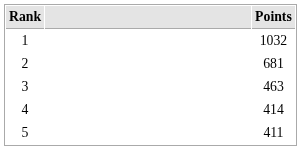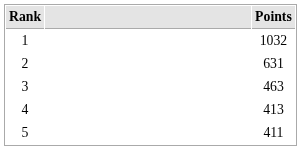(273, 64) 681 -> (273, 64) 631
(273, 110) 414 -> (273, 110) 413
